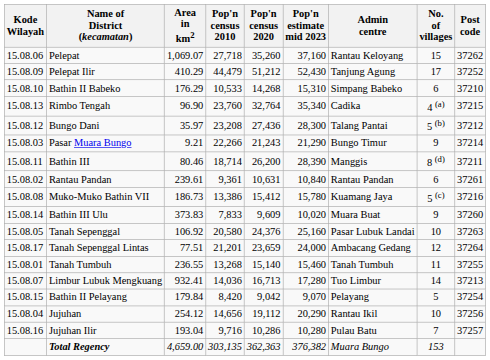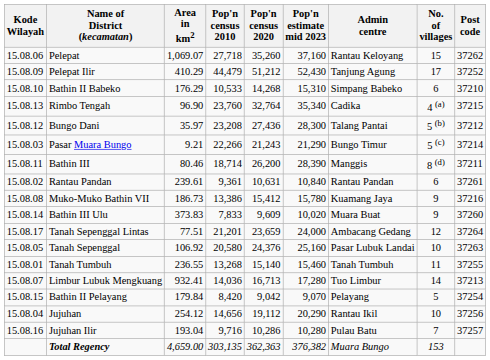(436, 143) 9 -> (436, 144) 5 (c)
(436, 197) 5 (c) -> (436, 198) 9
rows swapped: (84, 231) <-> (99, 248)
